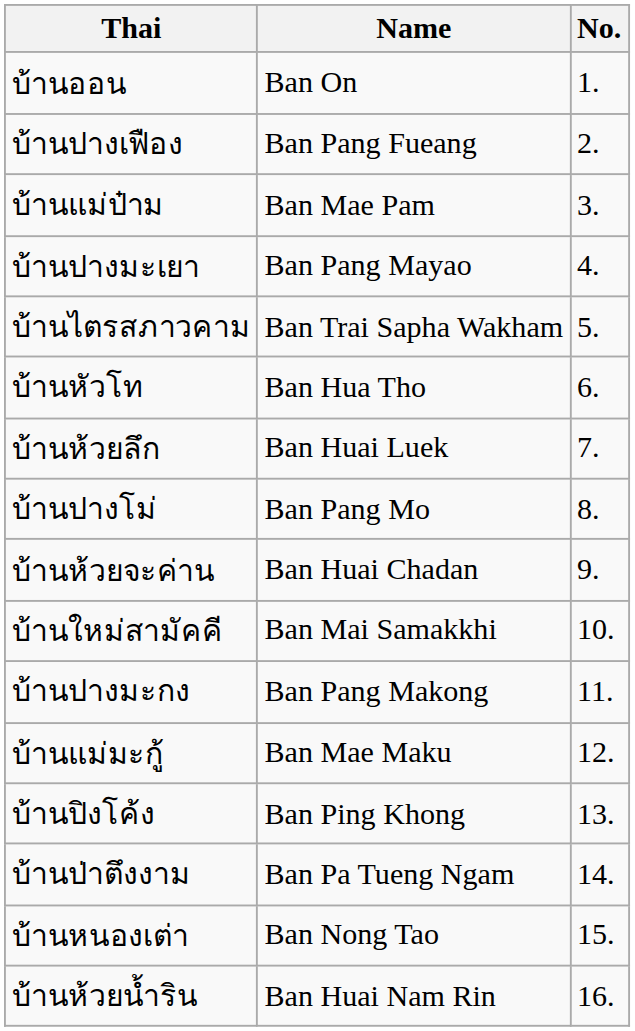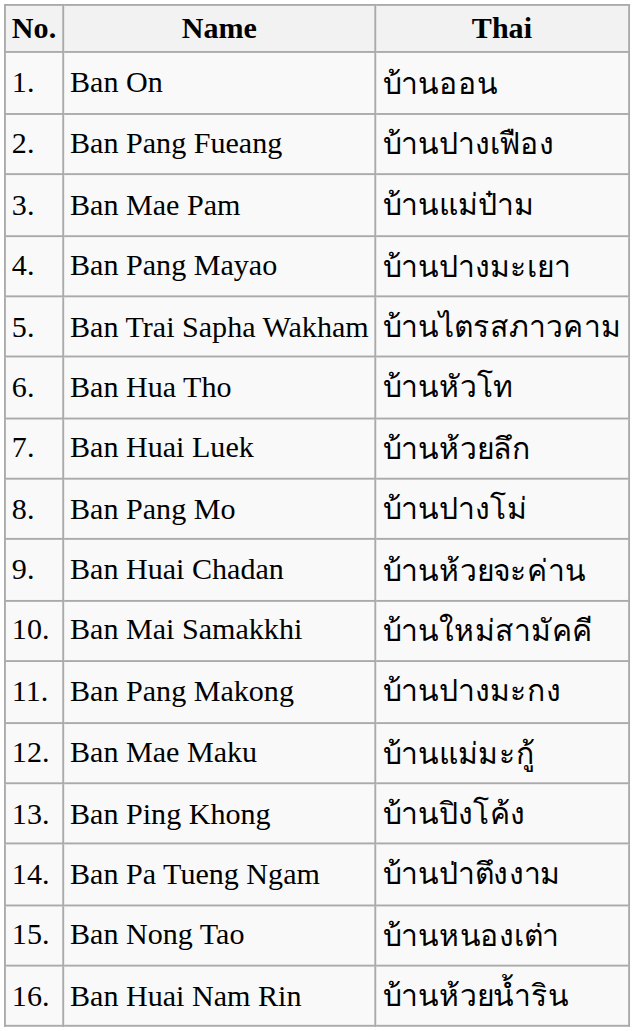columns swapped: (599, 28) <-> (131, 28)
